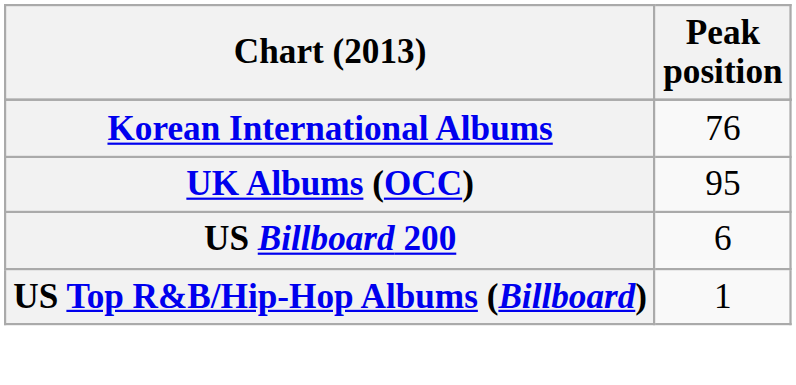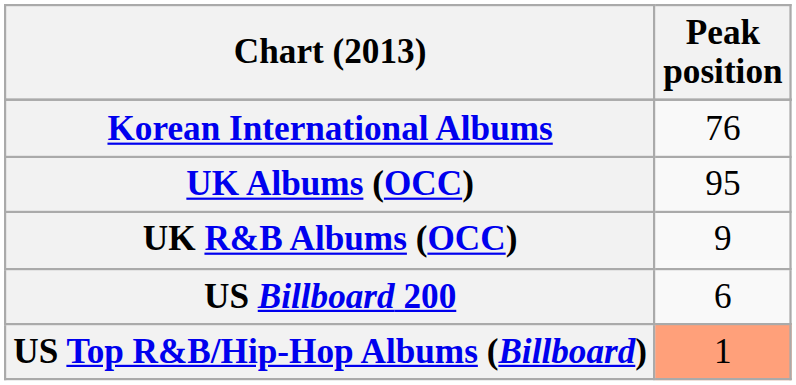+ row: (330, 239)
(723, 295) no background -> (723, 351) lightsalmon background
